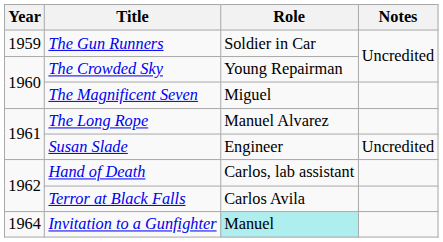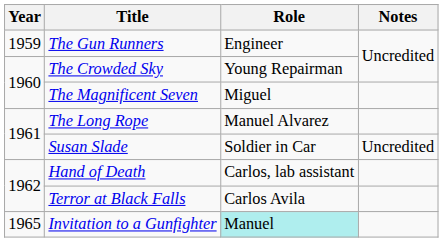(270, 43) Soldier in Car -> (254, 43) Engineer
(254, 146) Engineer -> (270, 146) Soldier in Car
(25, 224) 1964 -> (25, 224) 1965
